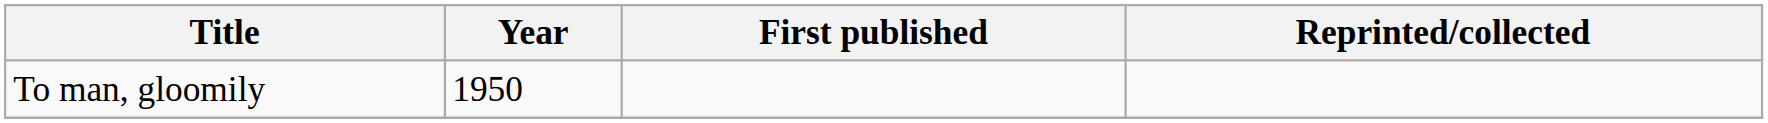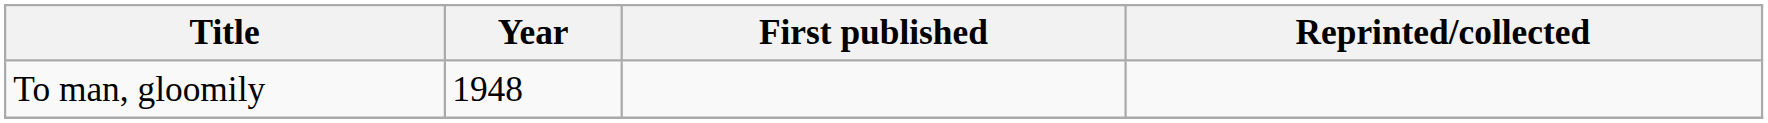(488, 88) 1950 -> (488, 88) 1948
